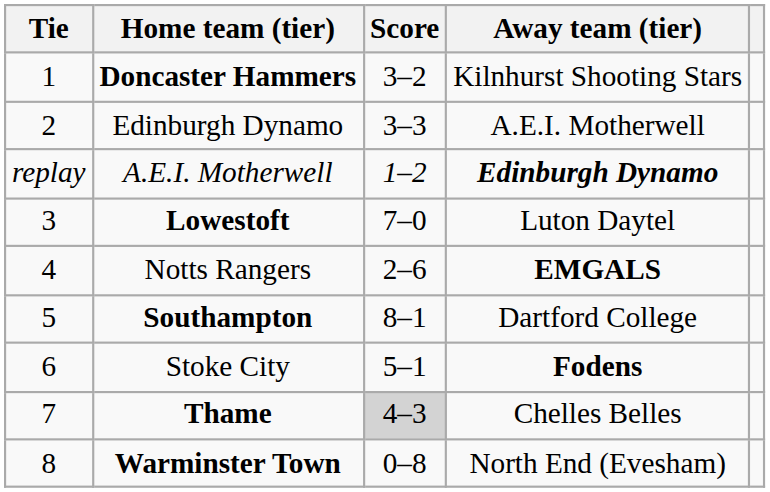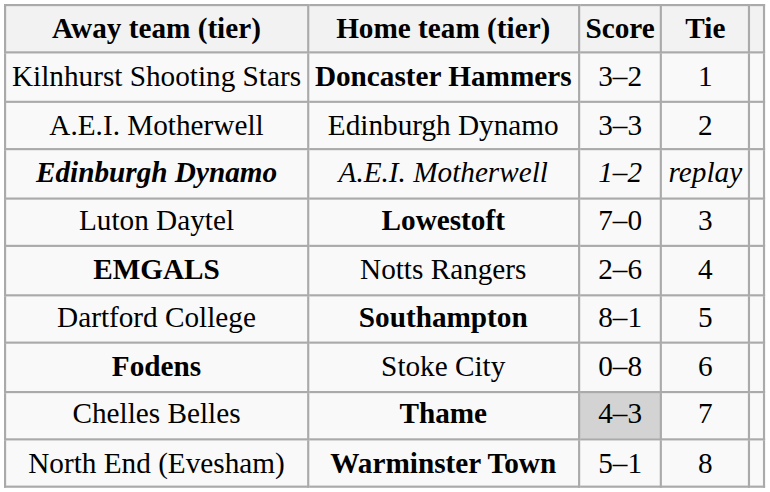columns swapped: (49, 28) <-> (598, 28)
(405, 365) 5–1 -> (620, 365) 0–8
(405, 462) 0–8 -> (620, 462) 5–1
